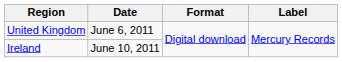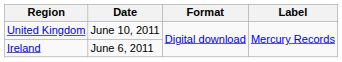(122, 30) June 6, 2011 -> (125, 30) June 10, 2011
(125, 48) June 10, 2011 -> (122, 48) June 6, 2011
